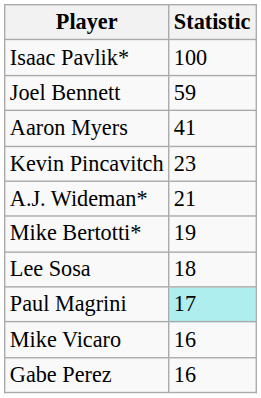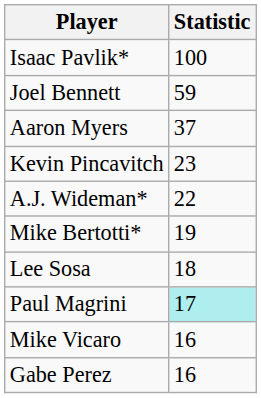(185, 127) 41 -> (185, 127) 37
(185, 198) 21 -> (185, 198) 22
